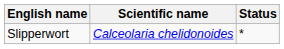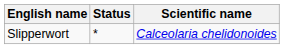columns swapped: (163, 14) <-> (258, 14)
